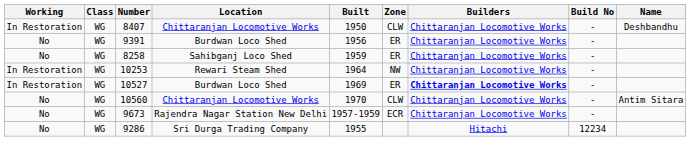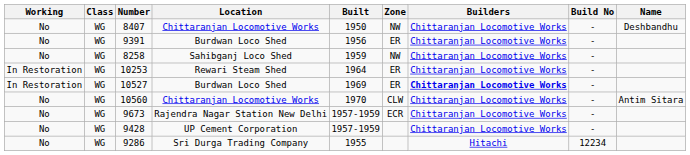(44, 26) In Restoration -> (44, 26) No
(395, 26) CLW -> (395, 26) NW
(395, 56) ER -> (395, 56) NW
(395, 70) NW -> (395, 70) ER
+ row: (134, 129)
